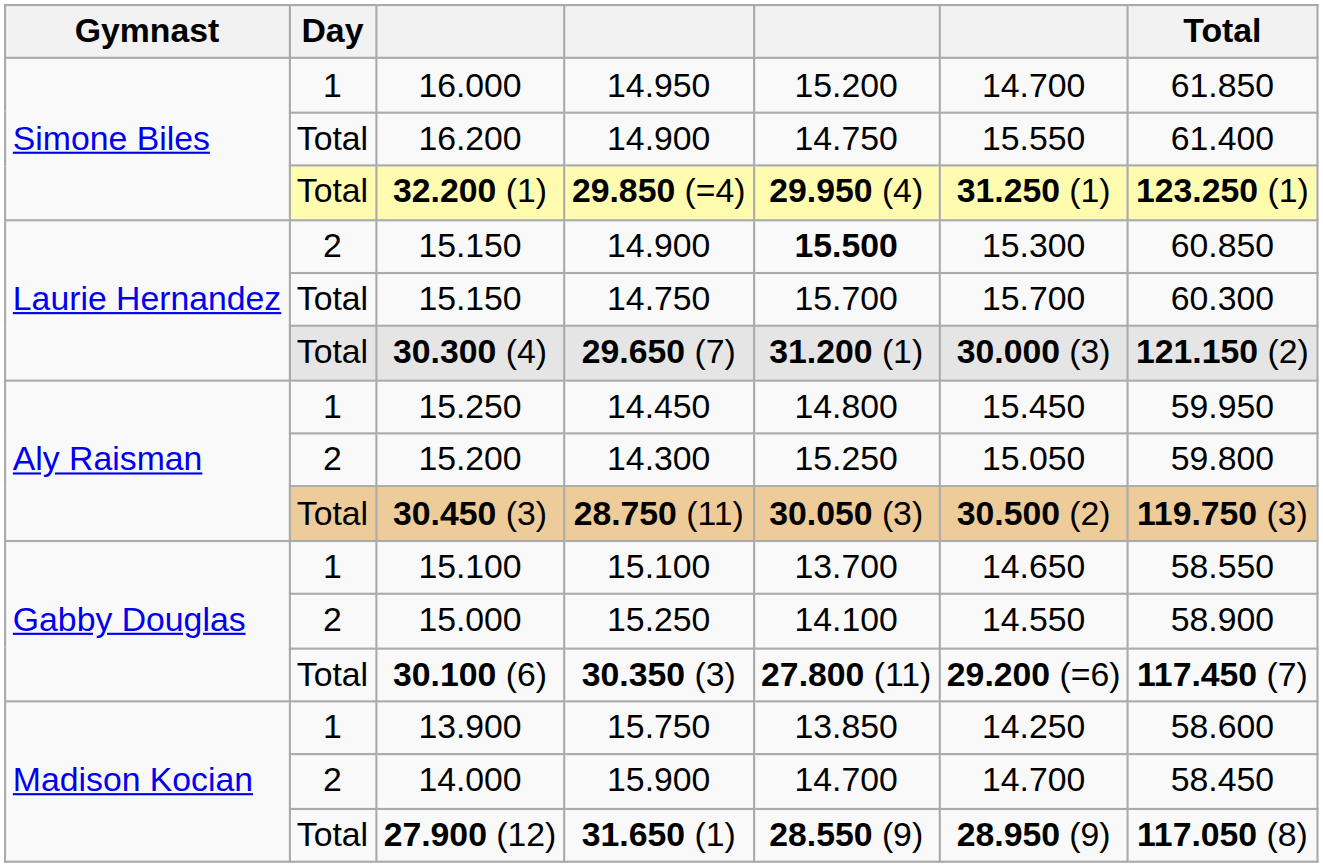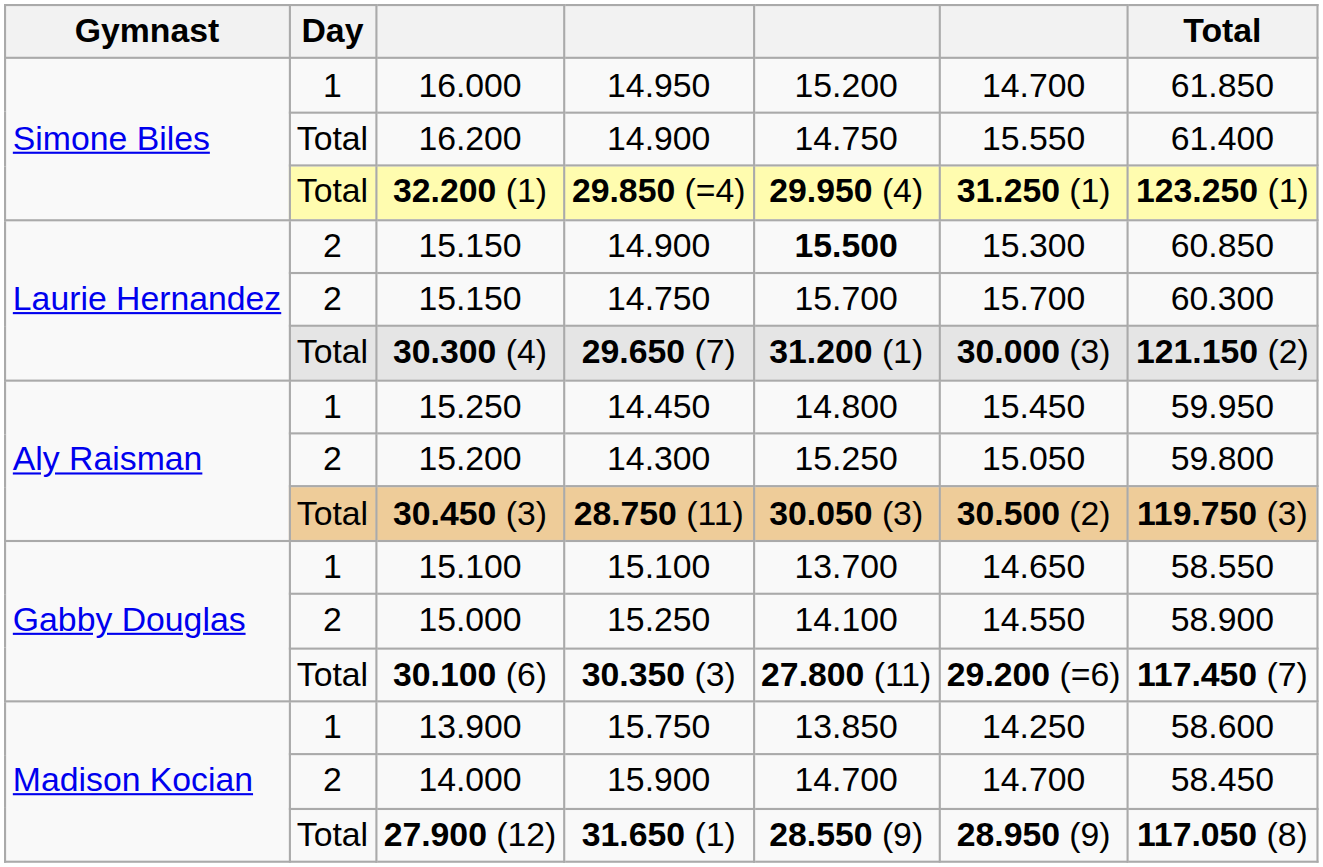(332, 298) Total -> (332, 298) 2
